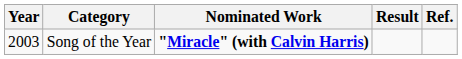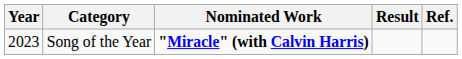(24, 41) 2003 -> (24, 41) 2023
